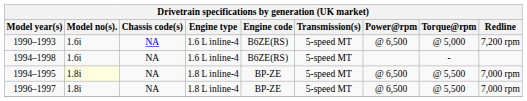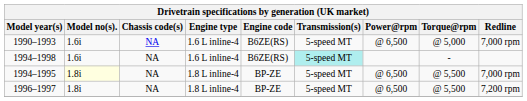(500, 42) 7,200 rpm -> (500, 42) 7,000 rpm
(329, 57) no background -> (329, 57) paleturquoise background
(500, 88) 7,000 rpm -> (500, 88) 7,200 rpm
